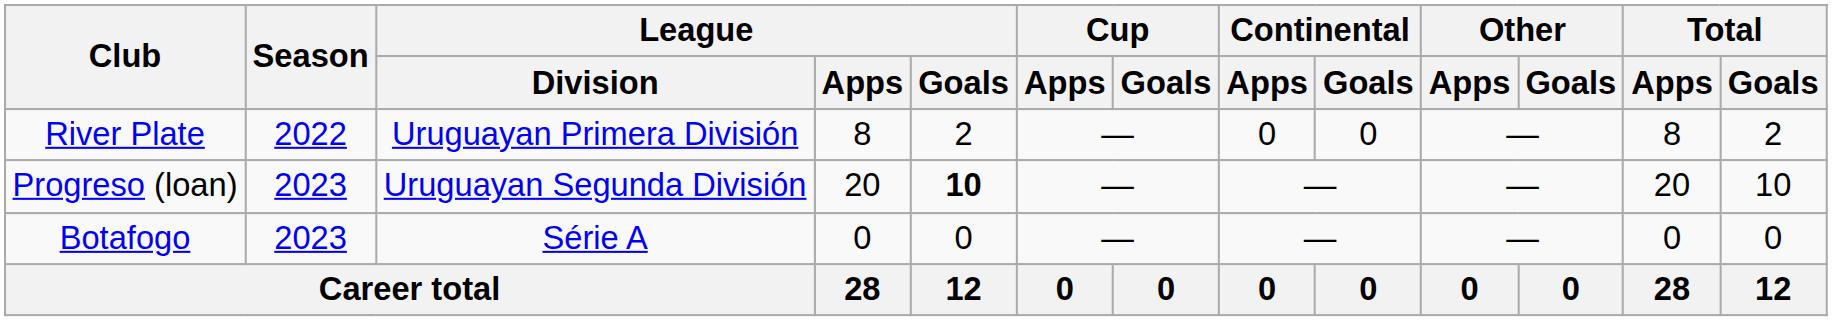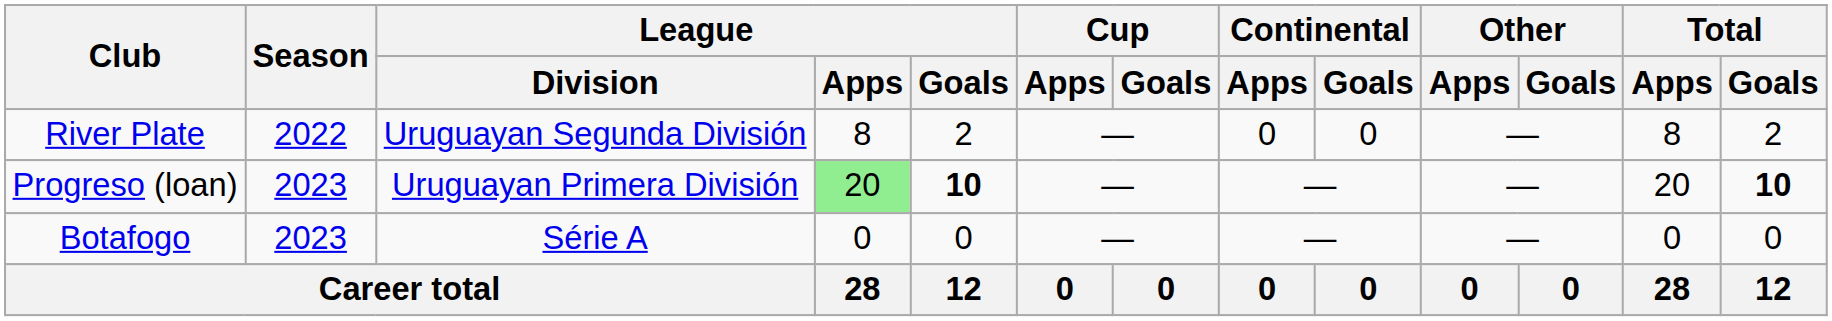(595, 133) Uruguayan Primera División -> (595, 133) Uruguayan Segunda División
(595, 185) Uruguayan Segunda División -> (595, 185) Uruguayan Primera División
(862, 185) no background -> (862, 185) lightgreen background
(1773, 185) normal -> (1773, 185) bold
